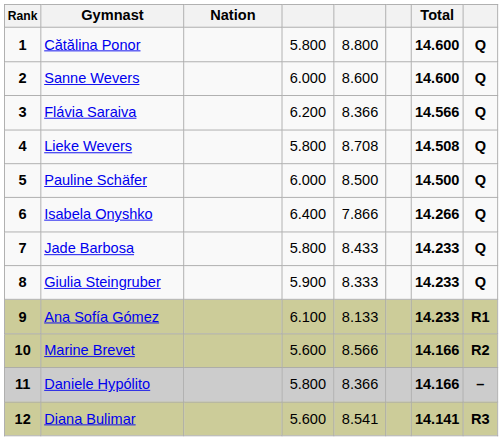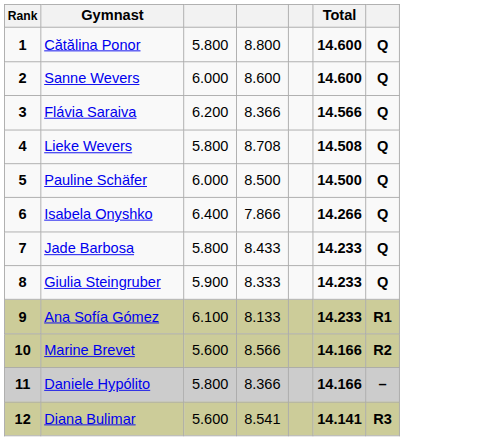- column: (233, 16)
